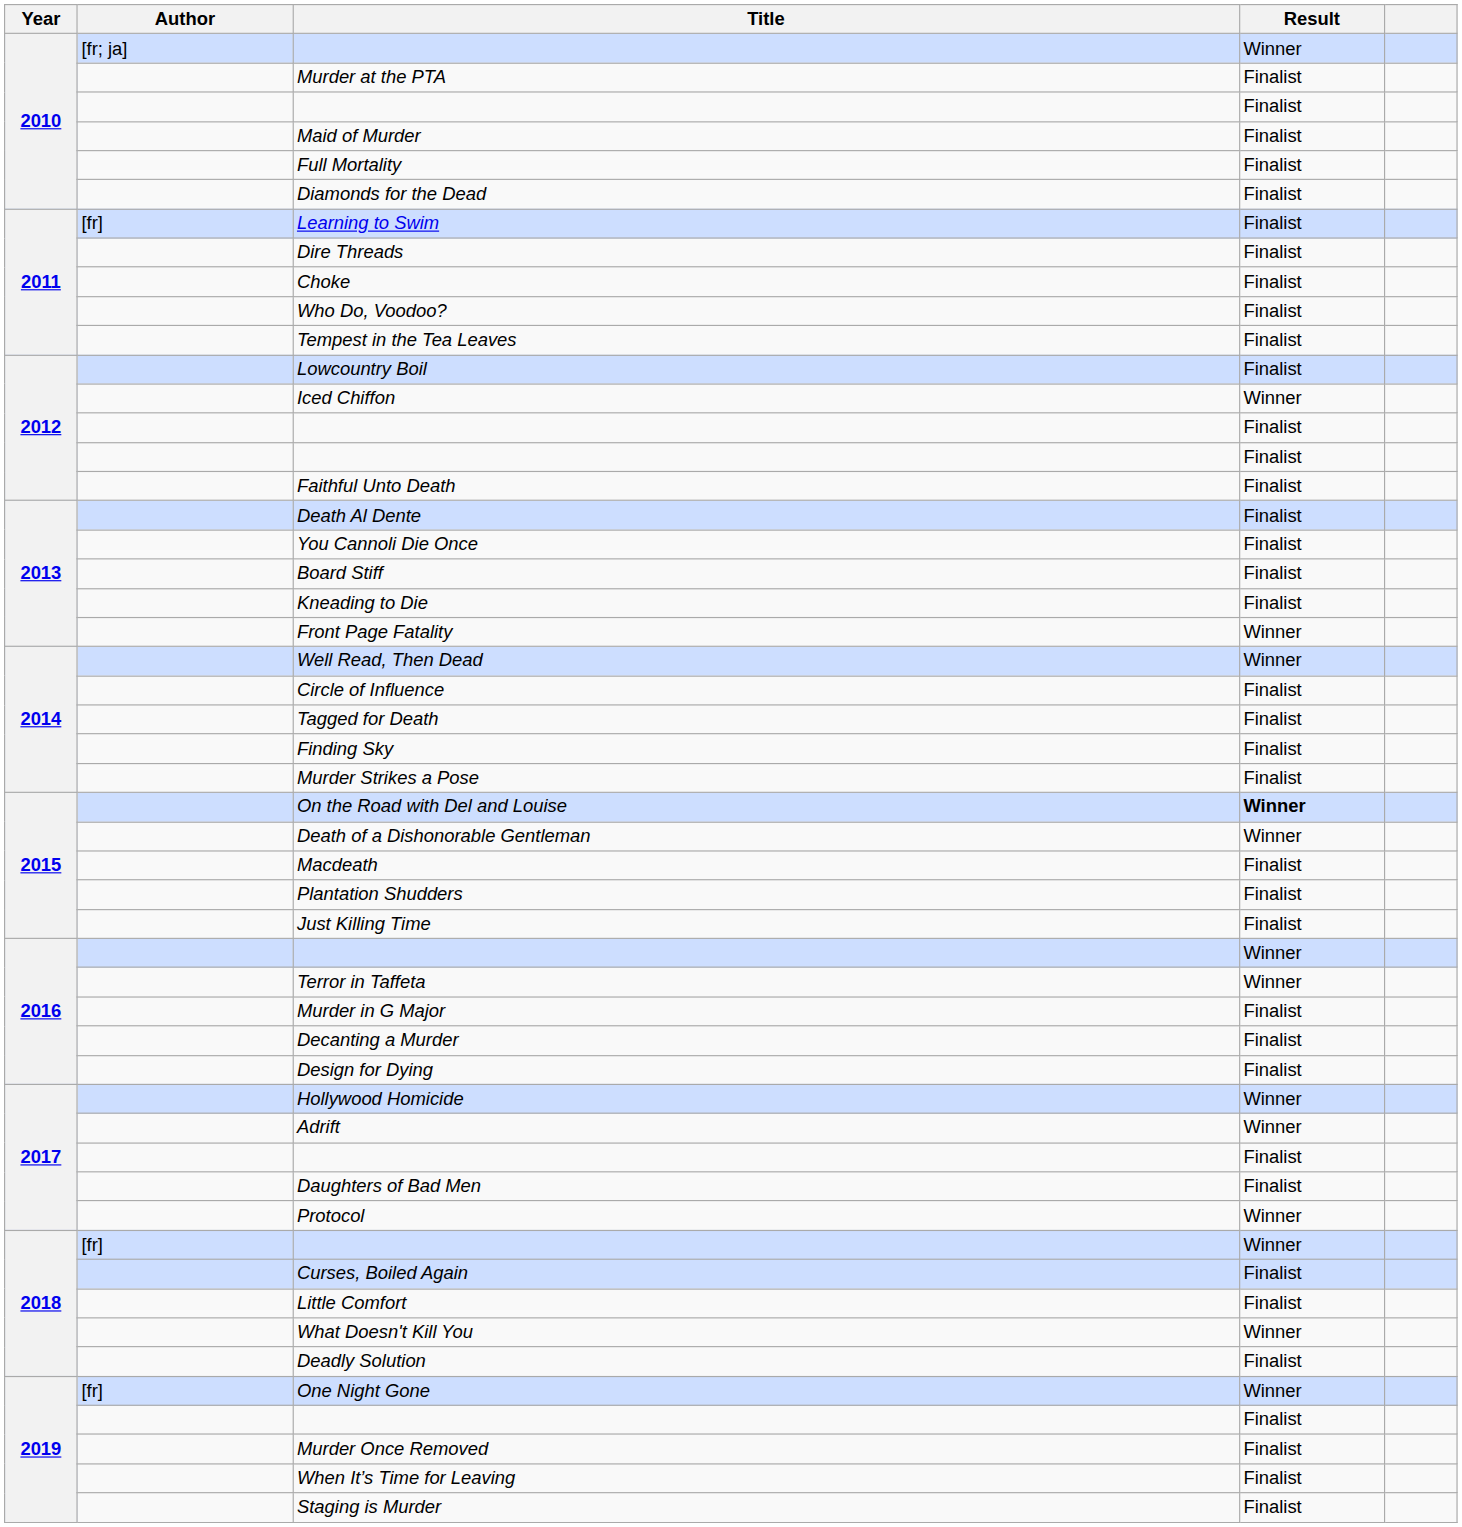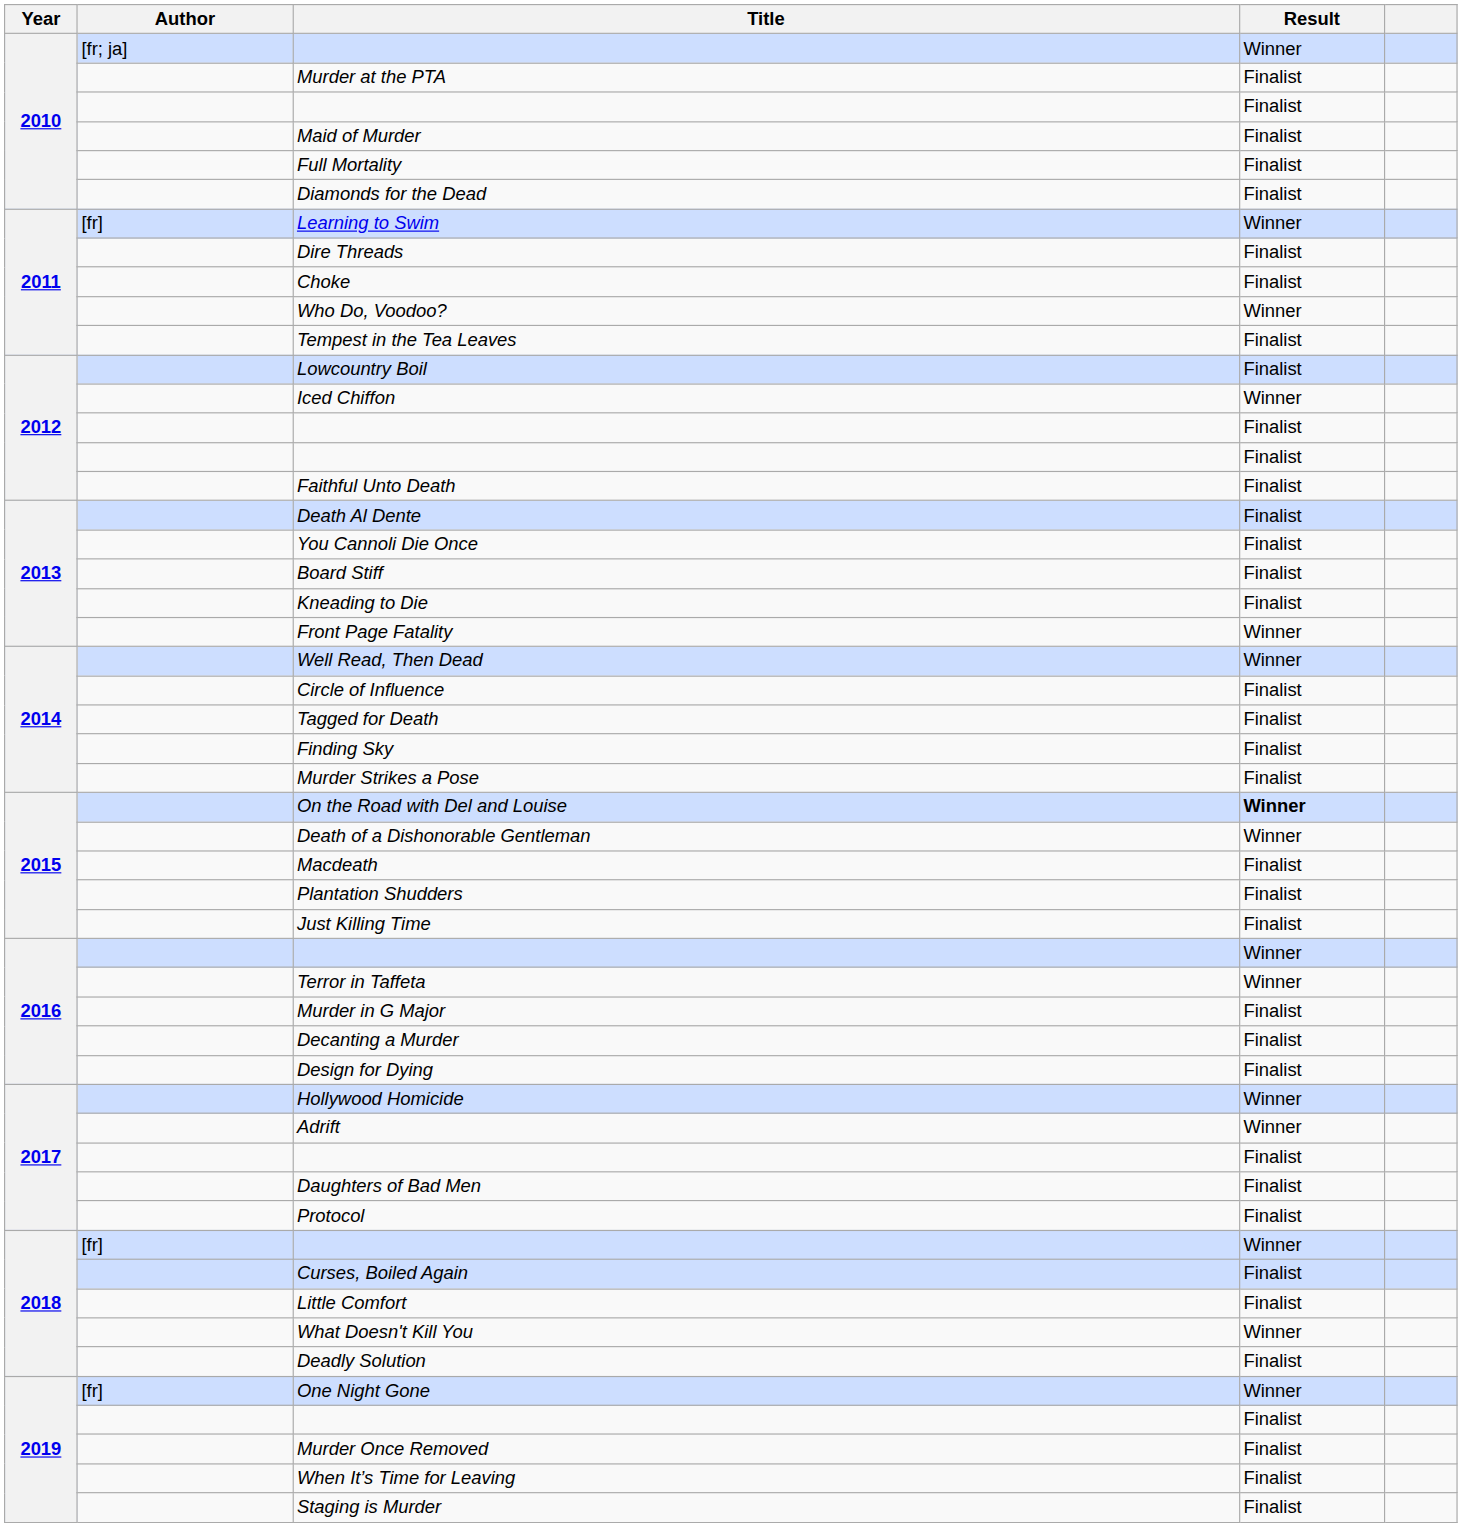(1273, 223) Finalist -> (1273, 223) Winner
(1273, 310) Finalist -> (1273, 310) Winner
(1273, 1215) Winner -> (1273, 1215) Finalist
